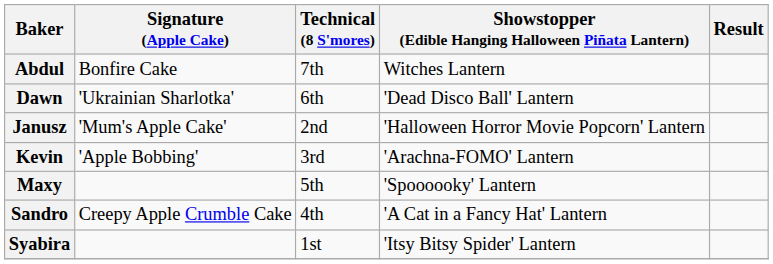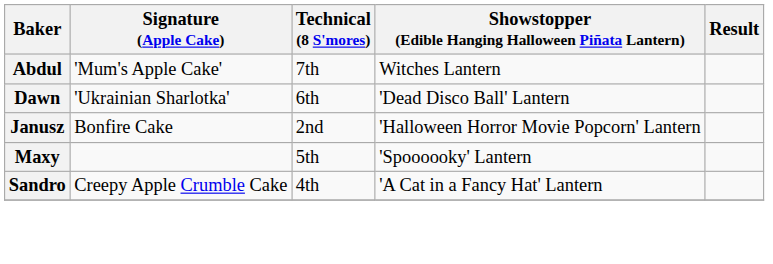(128, 68) Bonfire Cake -> (148, 68) 'Mum's Apple Cake'
(153, 127) 'Mum's Apple Cake' -> (124, 127) Bonfire Cake
- row: (39, 156)
- row: (39, 244)
